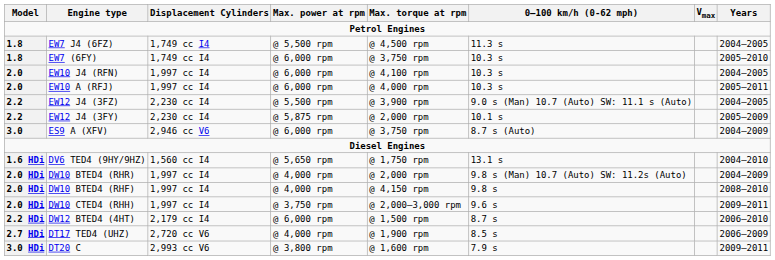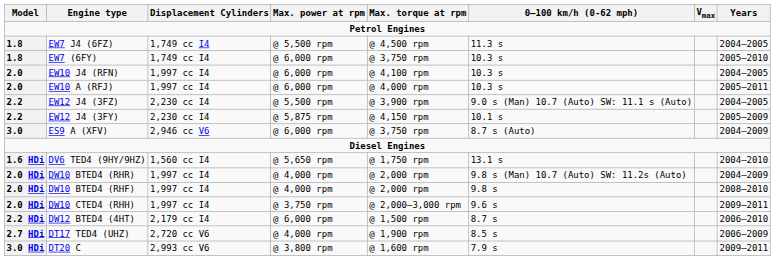(399, 116) @ 2,000 rpm -> (399, 116) @ 4,150 rpm
(399, 190) @ 4,150 rpm -> (399, 190) @ 2,000 rpm
